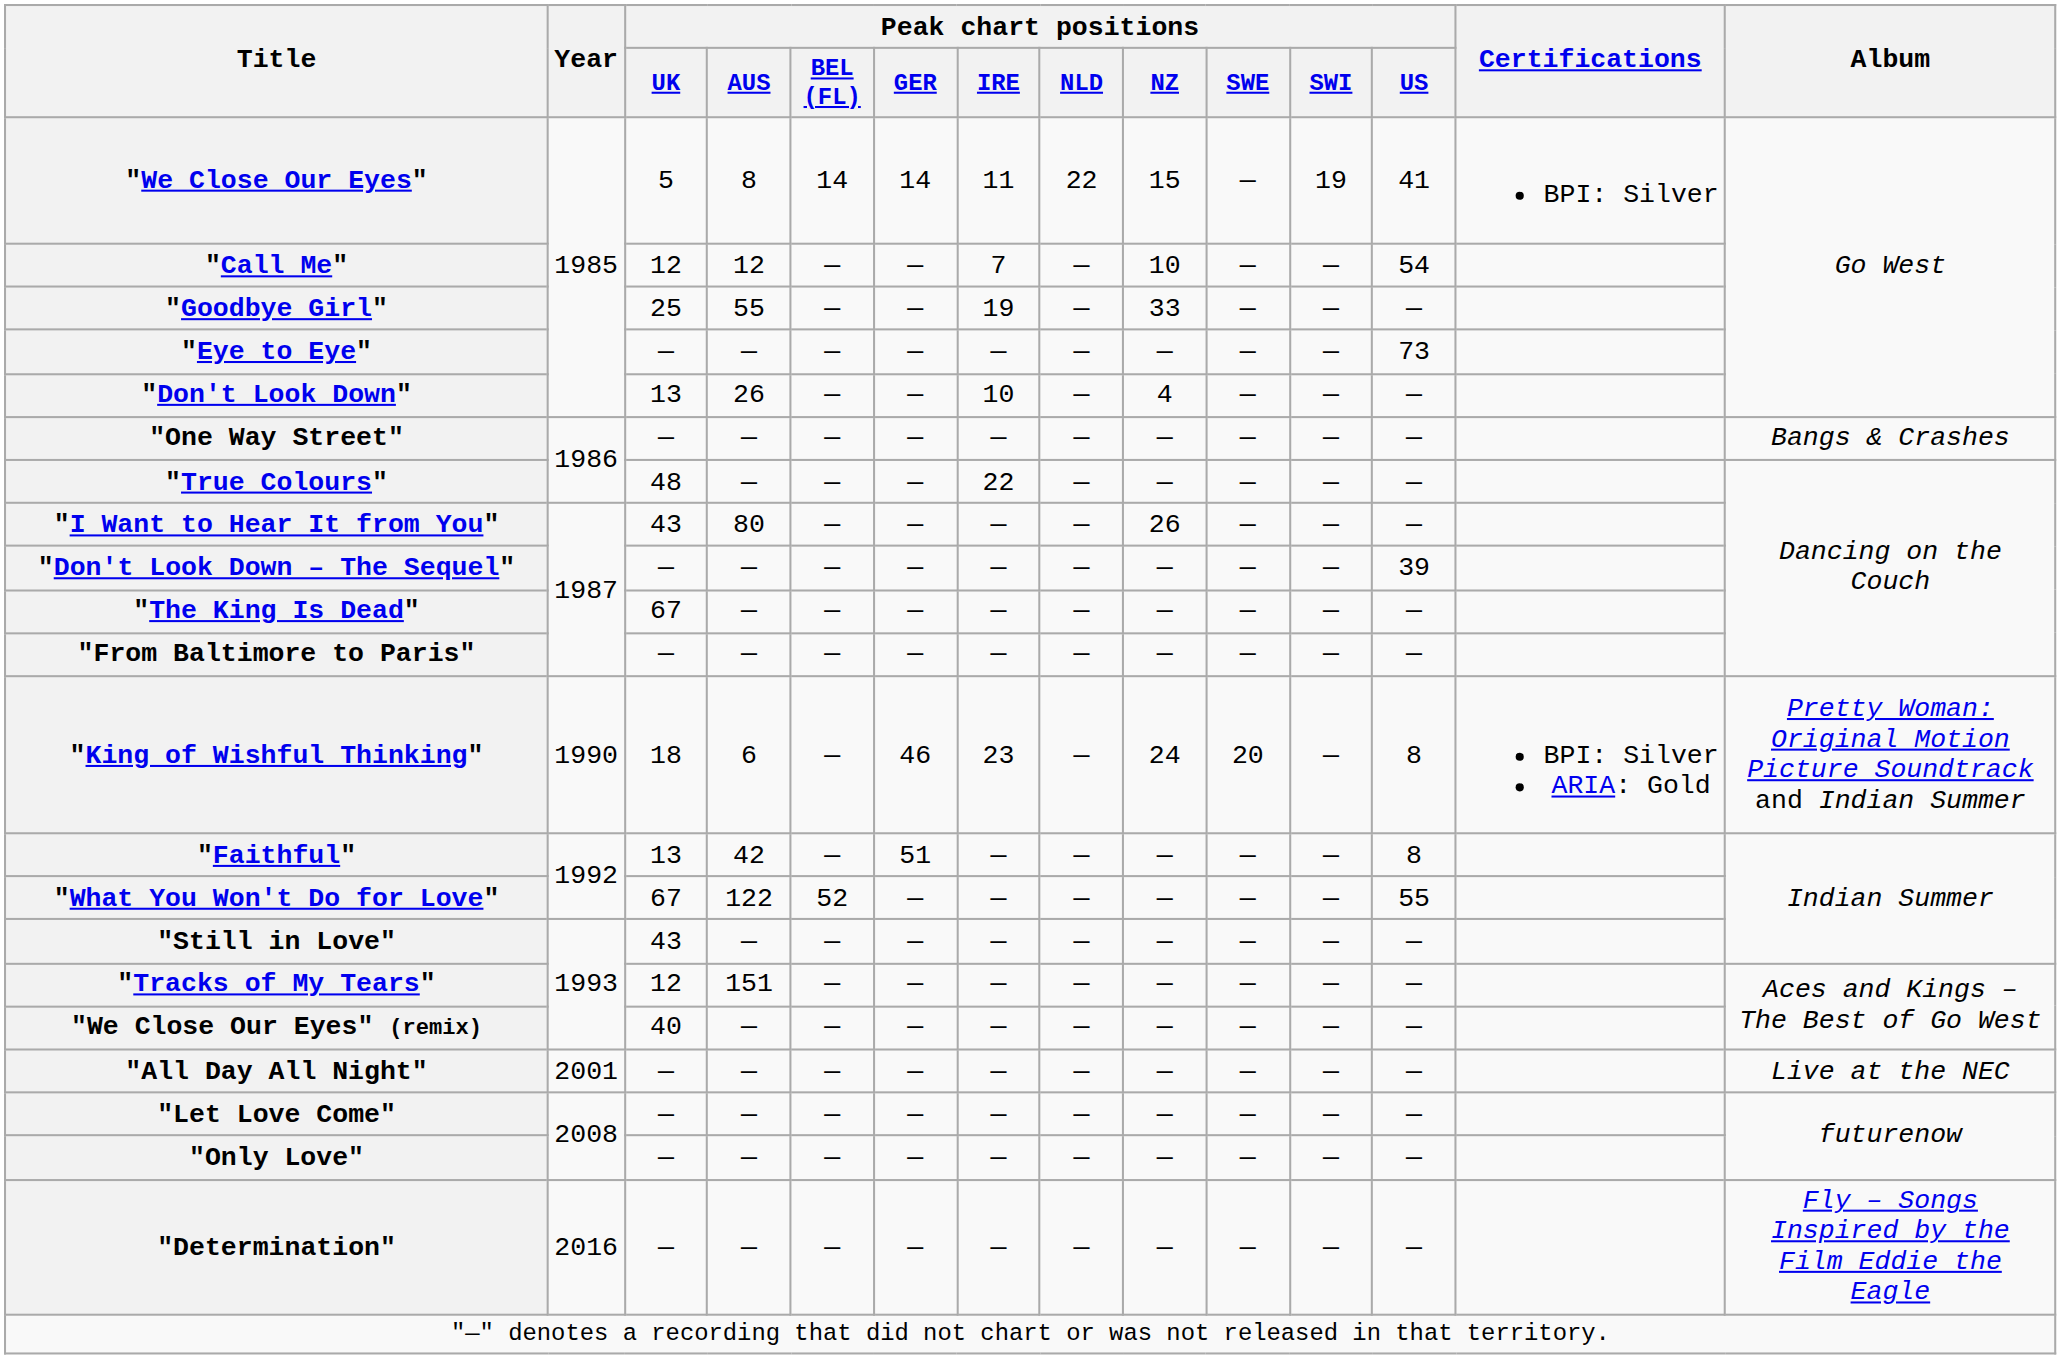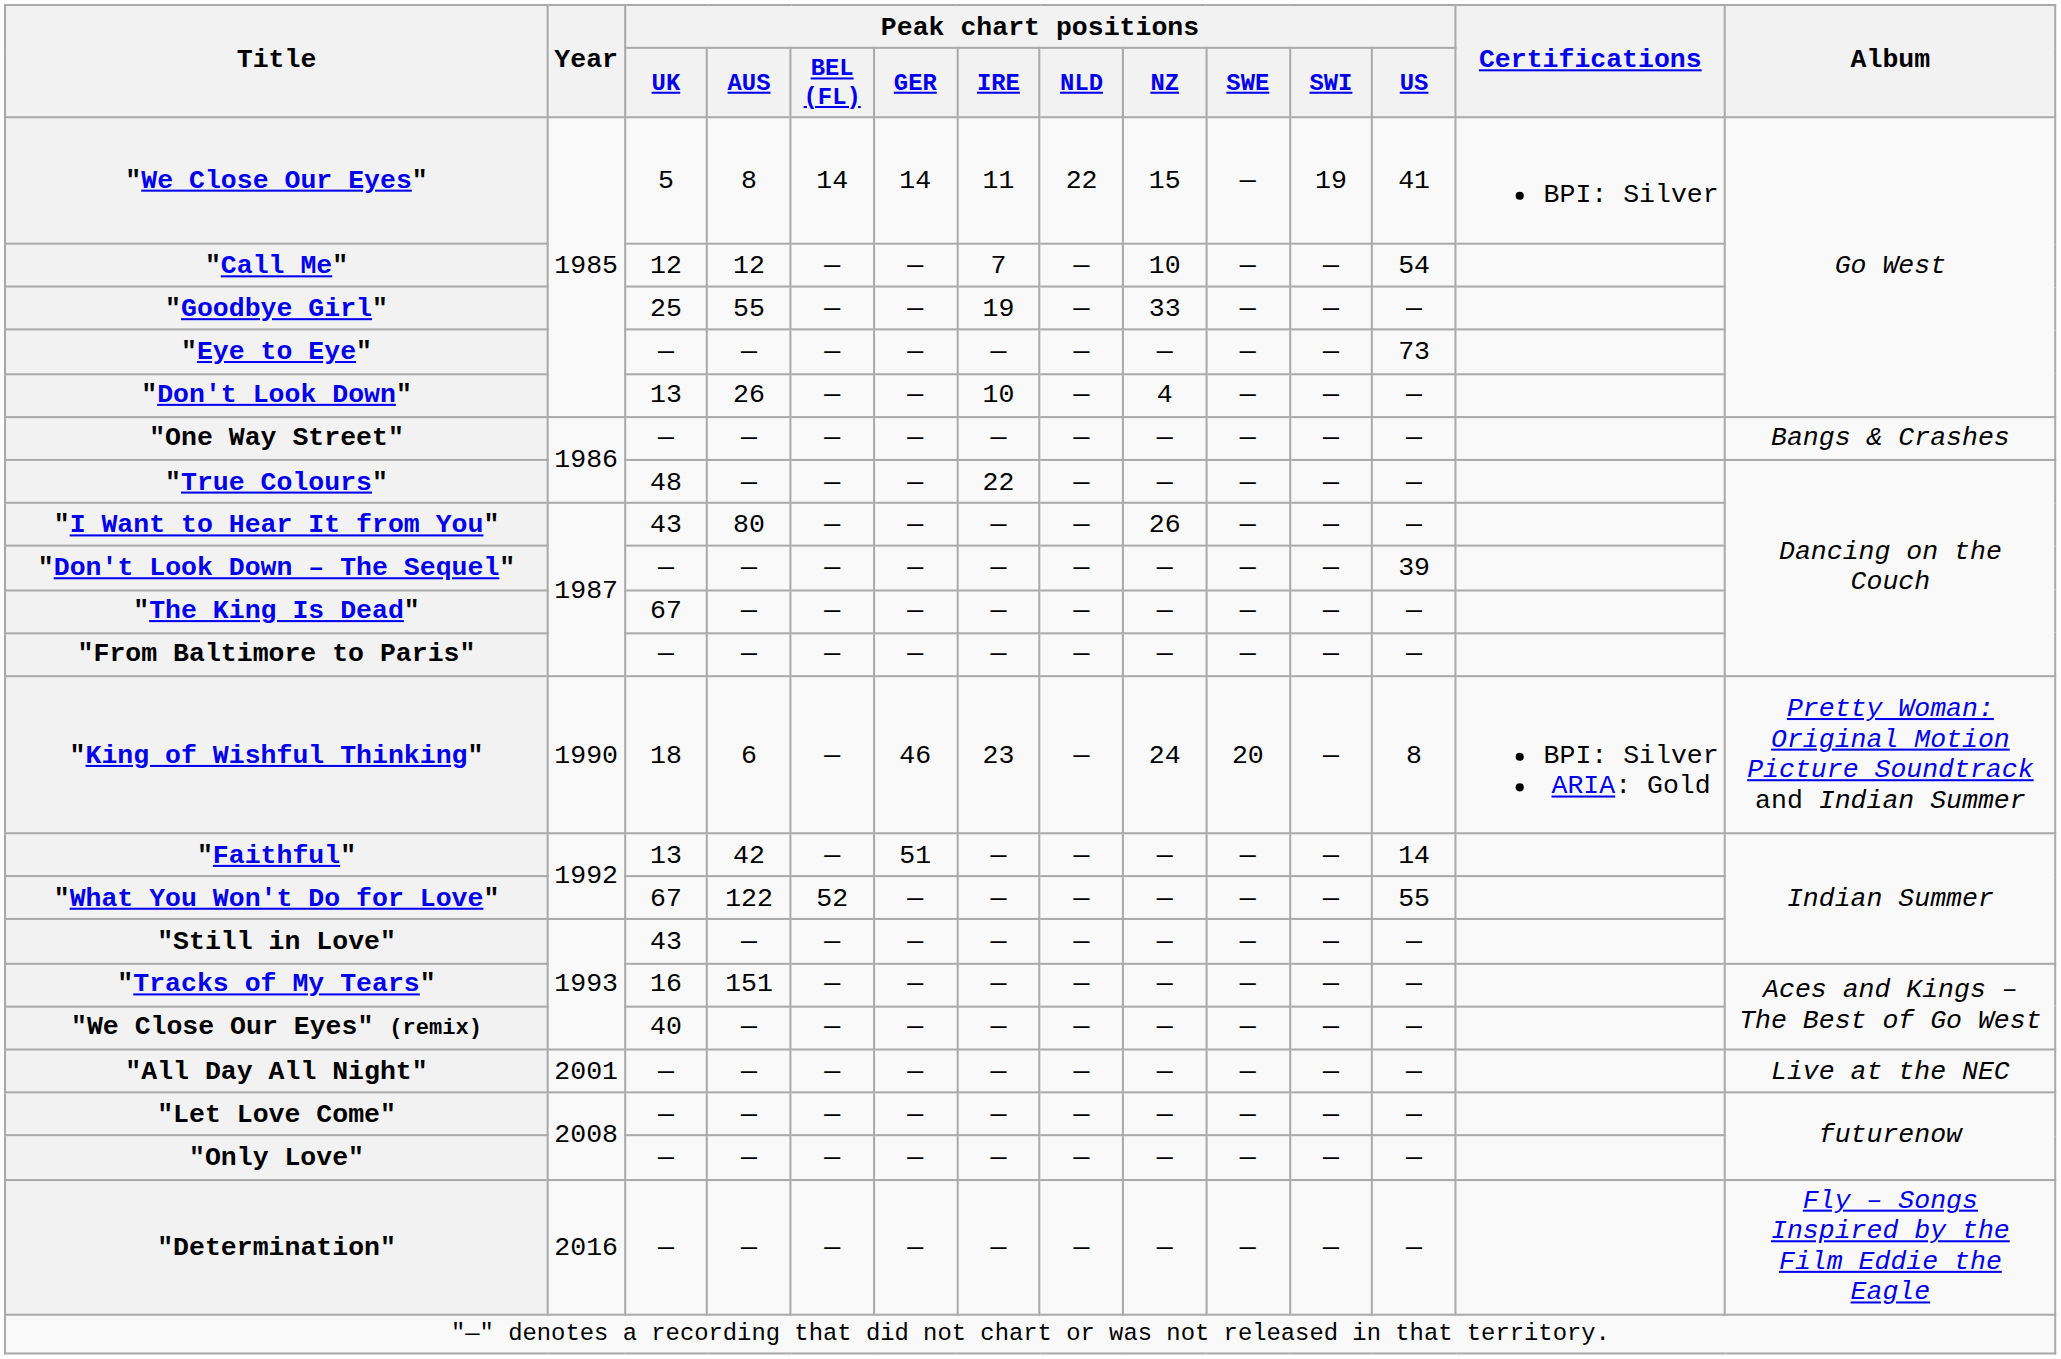(1414, 855) 8 -> (1414, 855) 14
(666, 985) 12 -> (666, 985) 16
